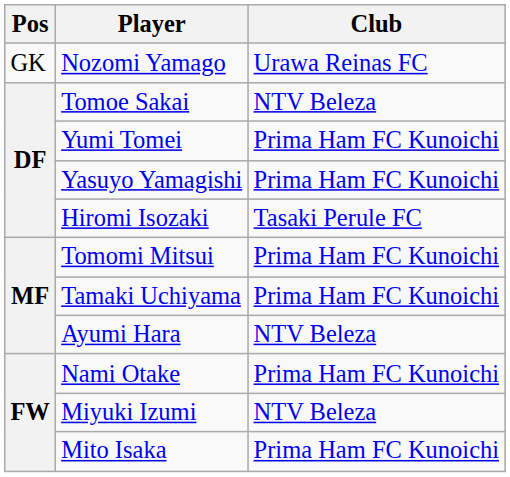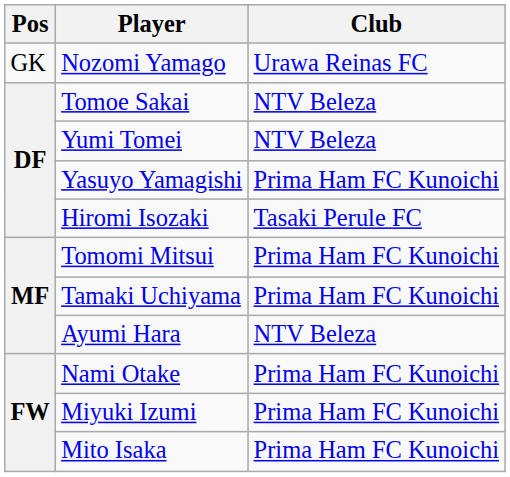(376, 140) Prima Ham FC Kunoichi -> (315, 140) NTV Beleza
(315, 412) NTV Beleza -> (376, 412) Prima Ham FC Kunoichi
